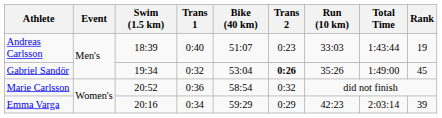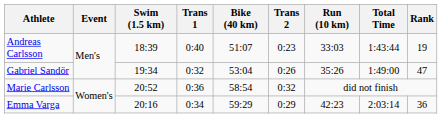(287, 71) bold -> (287, 71) normal
(422, 71) 45 -> (422, 71) 47
(422, 104) 39 -> (422, 104) 36
